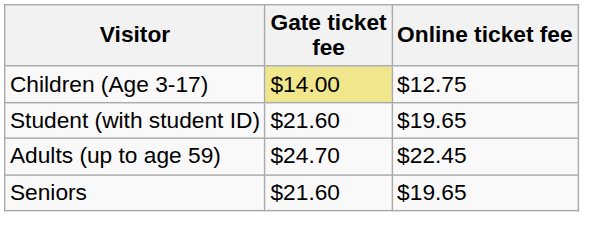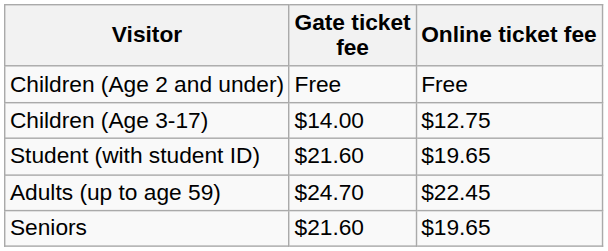+ row: (147, 84)
(305, 84) khaki background -> (329, 120) no background
